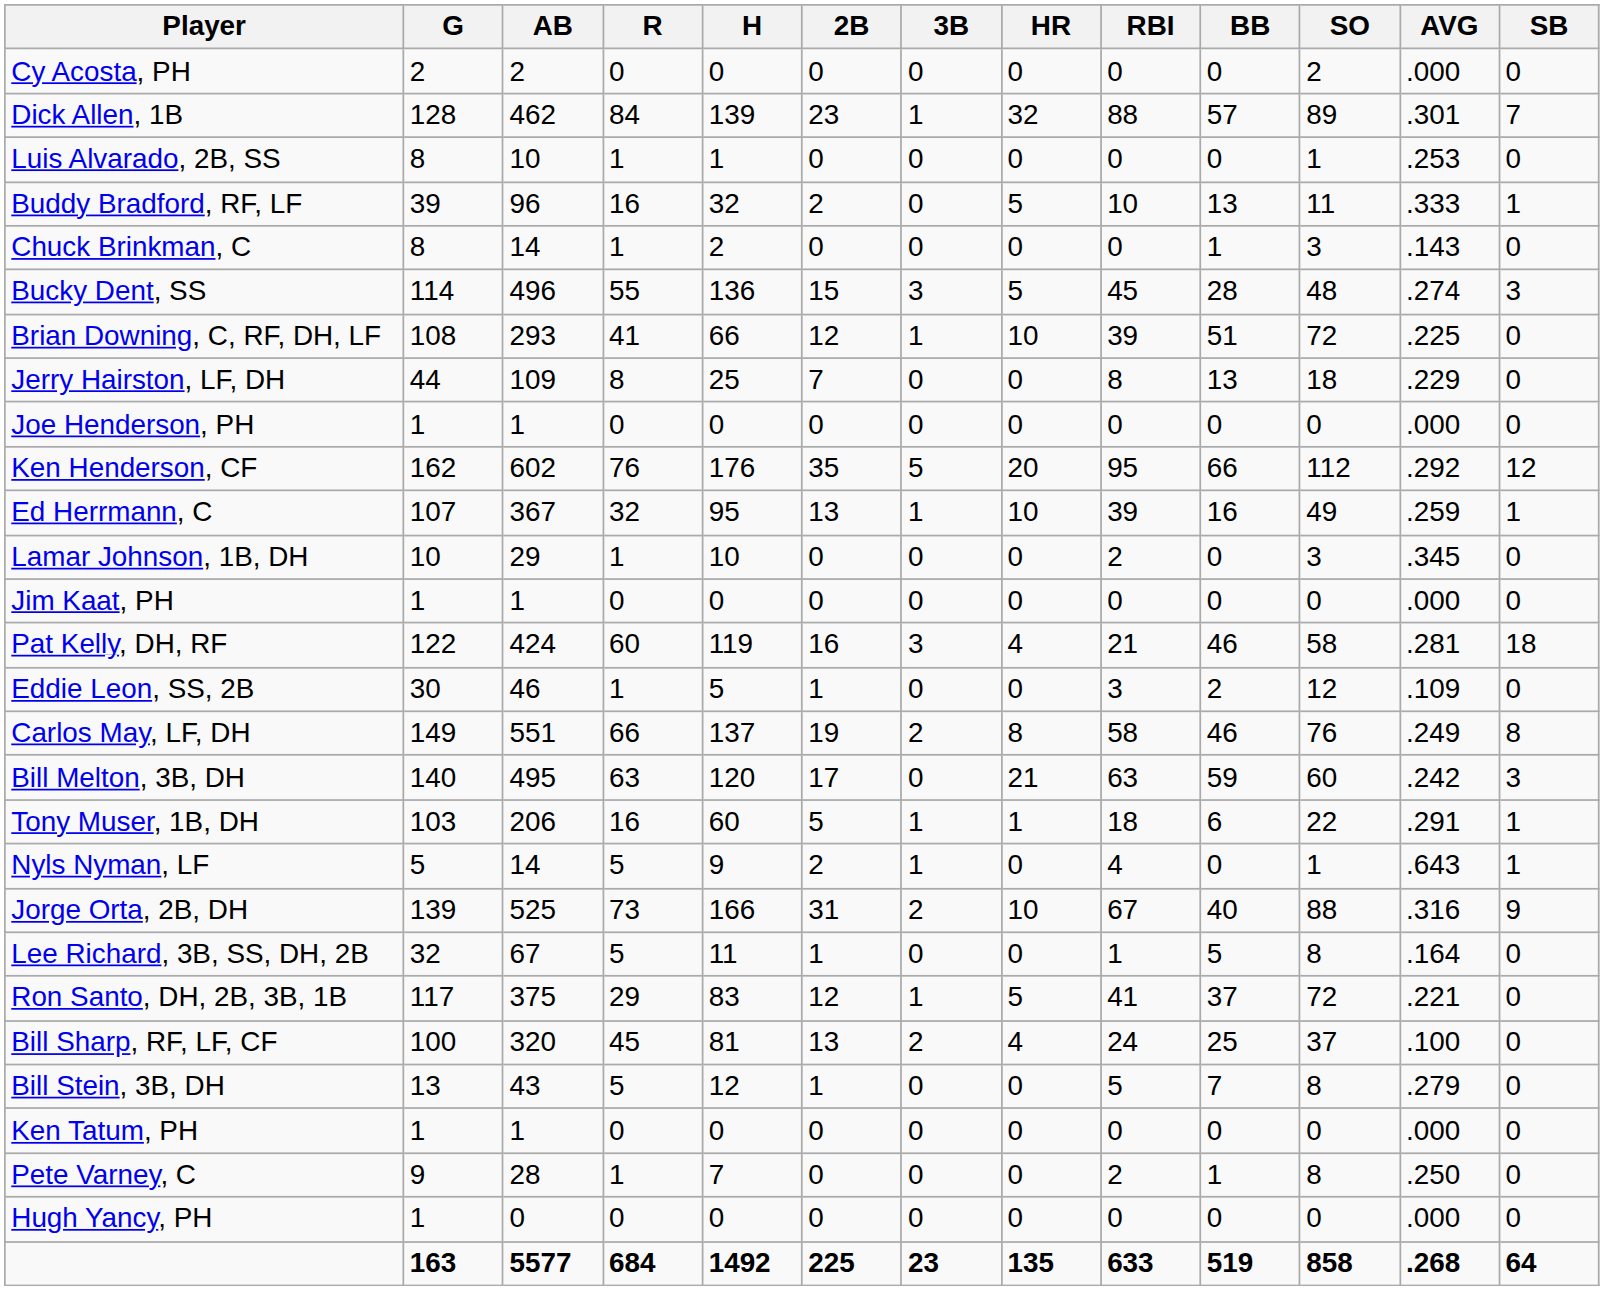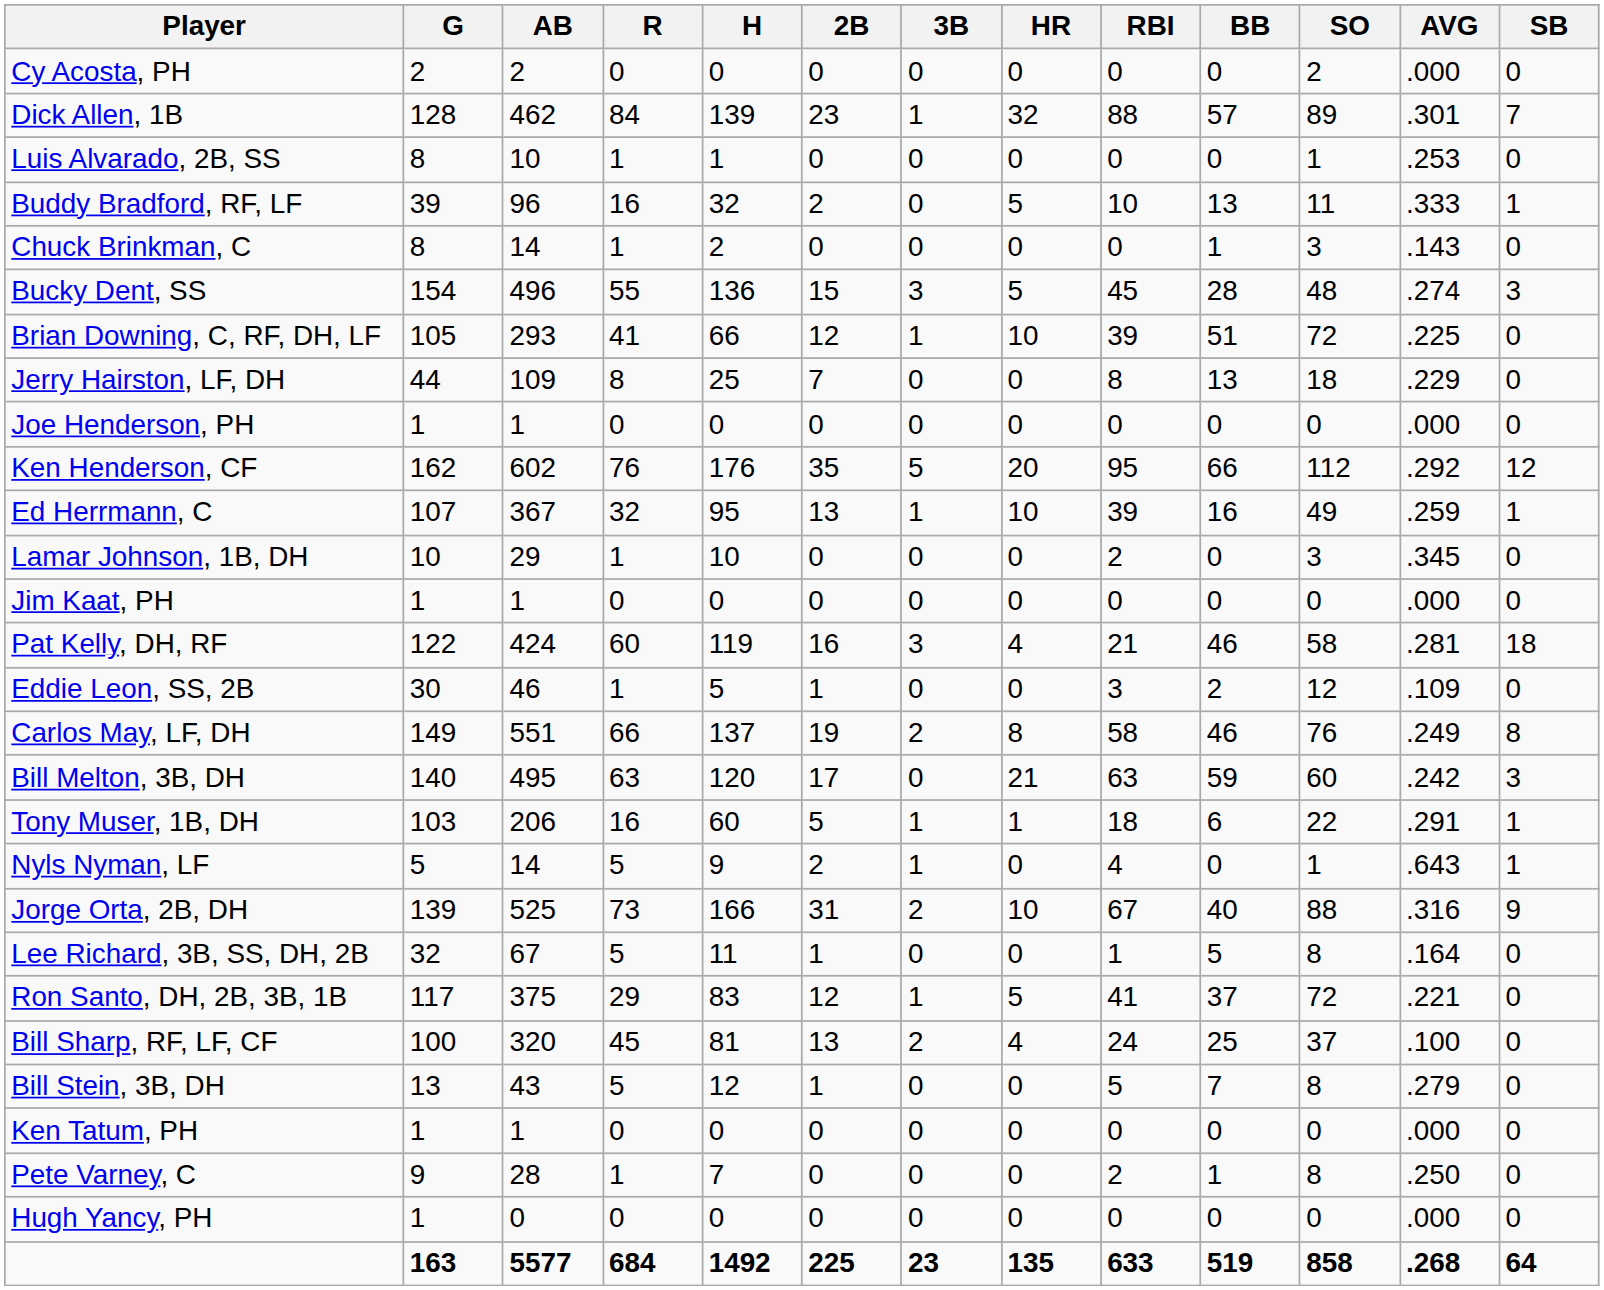(432, 291) 114 -> (433, 291) 154
(433, 335) 108 -> (433, 335) 105
